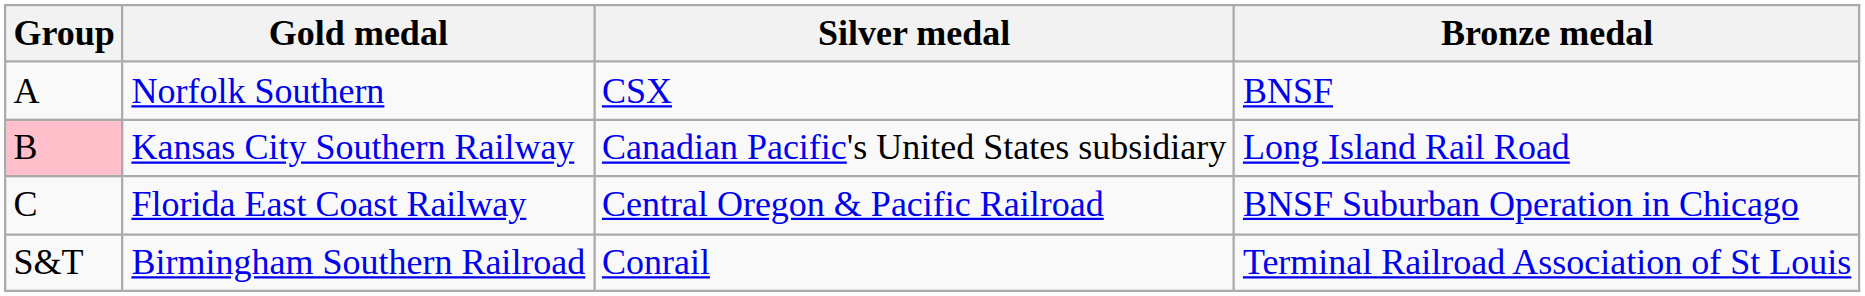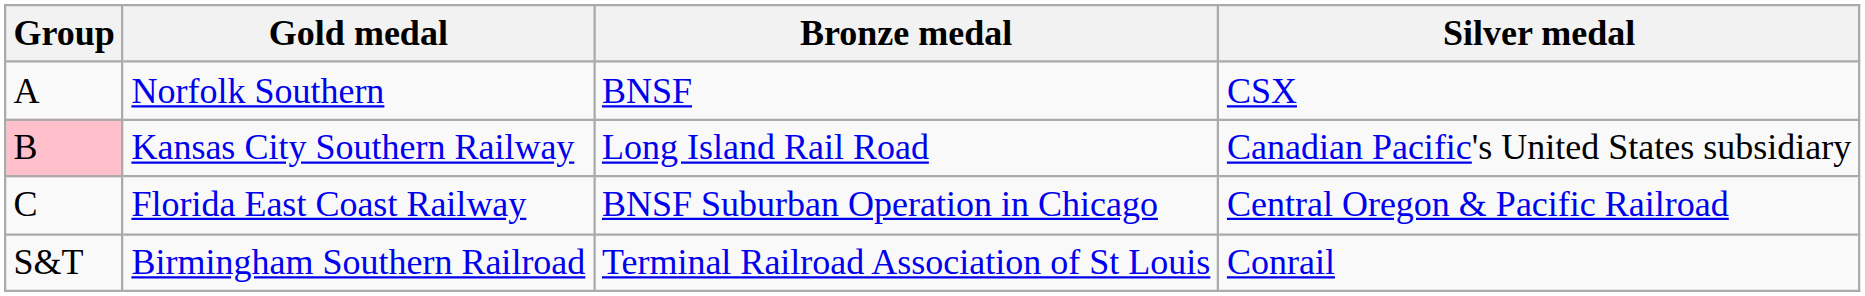columns swapped: (914, 33) <-> (1547, 33)
